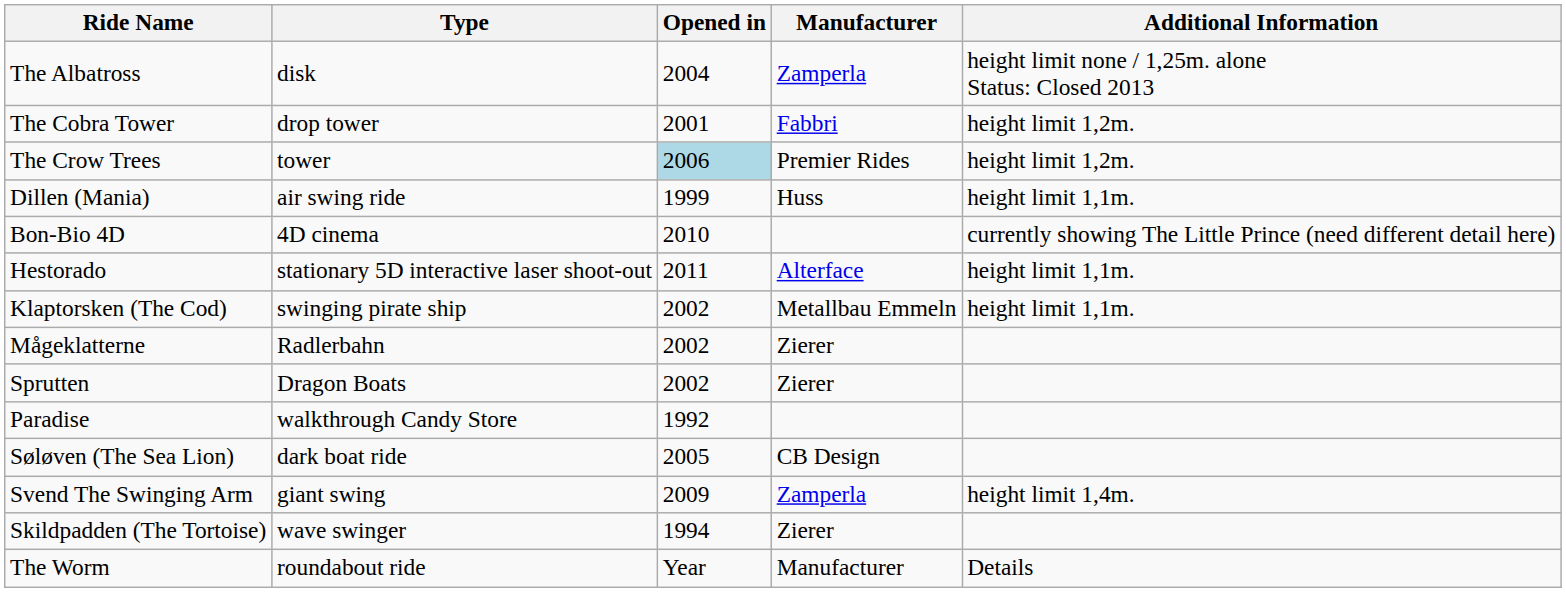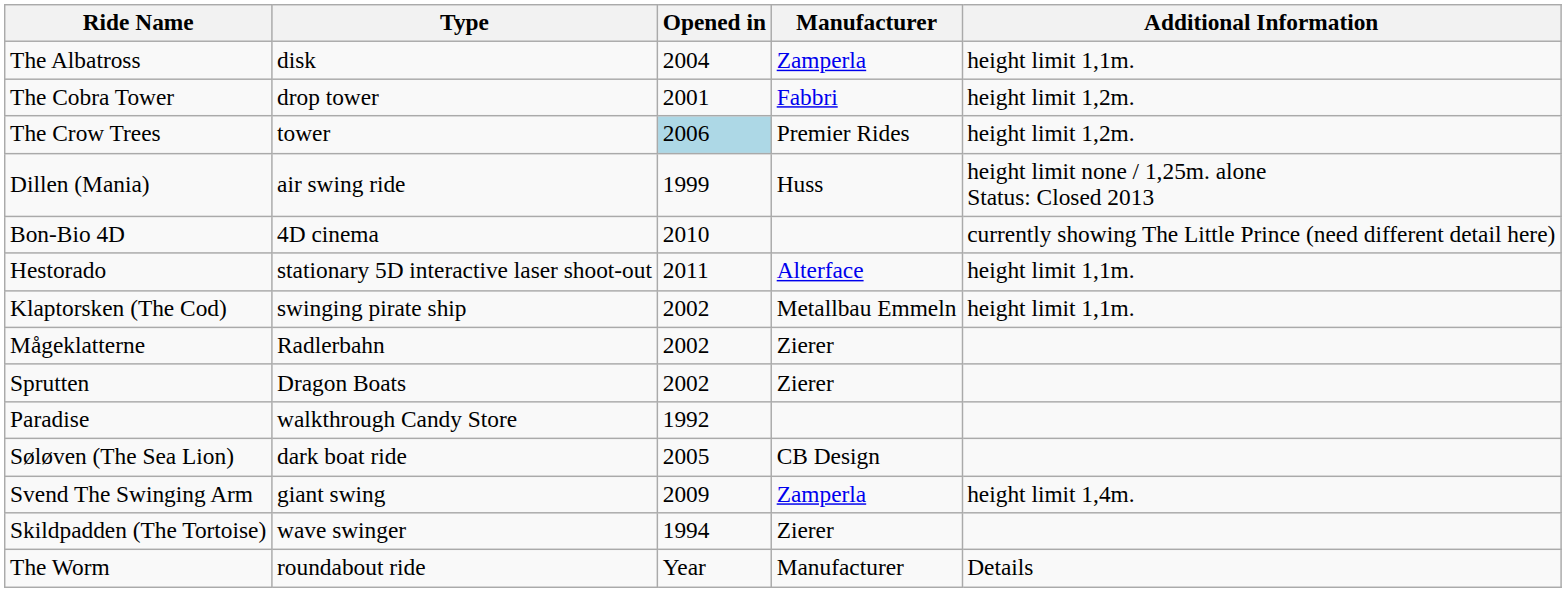(1117, 73) height limit none / 1,25m. alone Status: Closed 2013 -> (1051, 60) height limit 1,1m.
(1051, 197) height limit 1,1m. -> (1117, 184) height limit none / 1,25m. alone Status: Closed 2013
